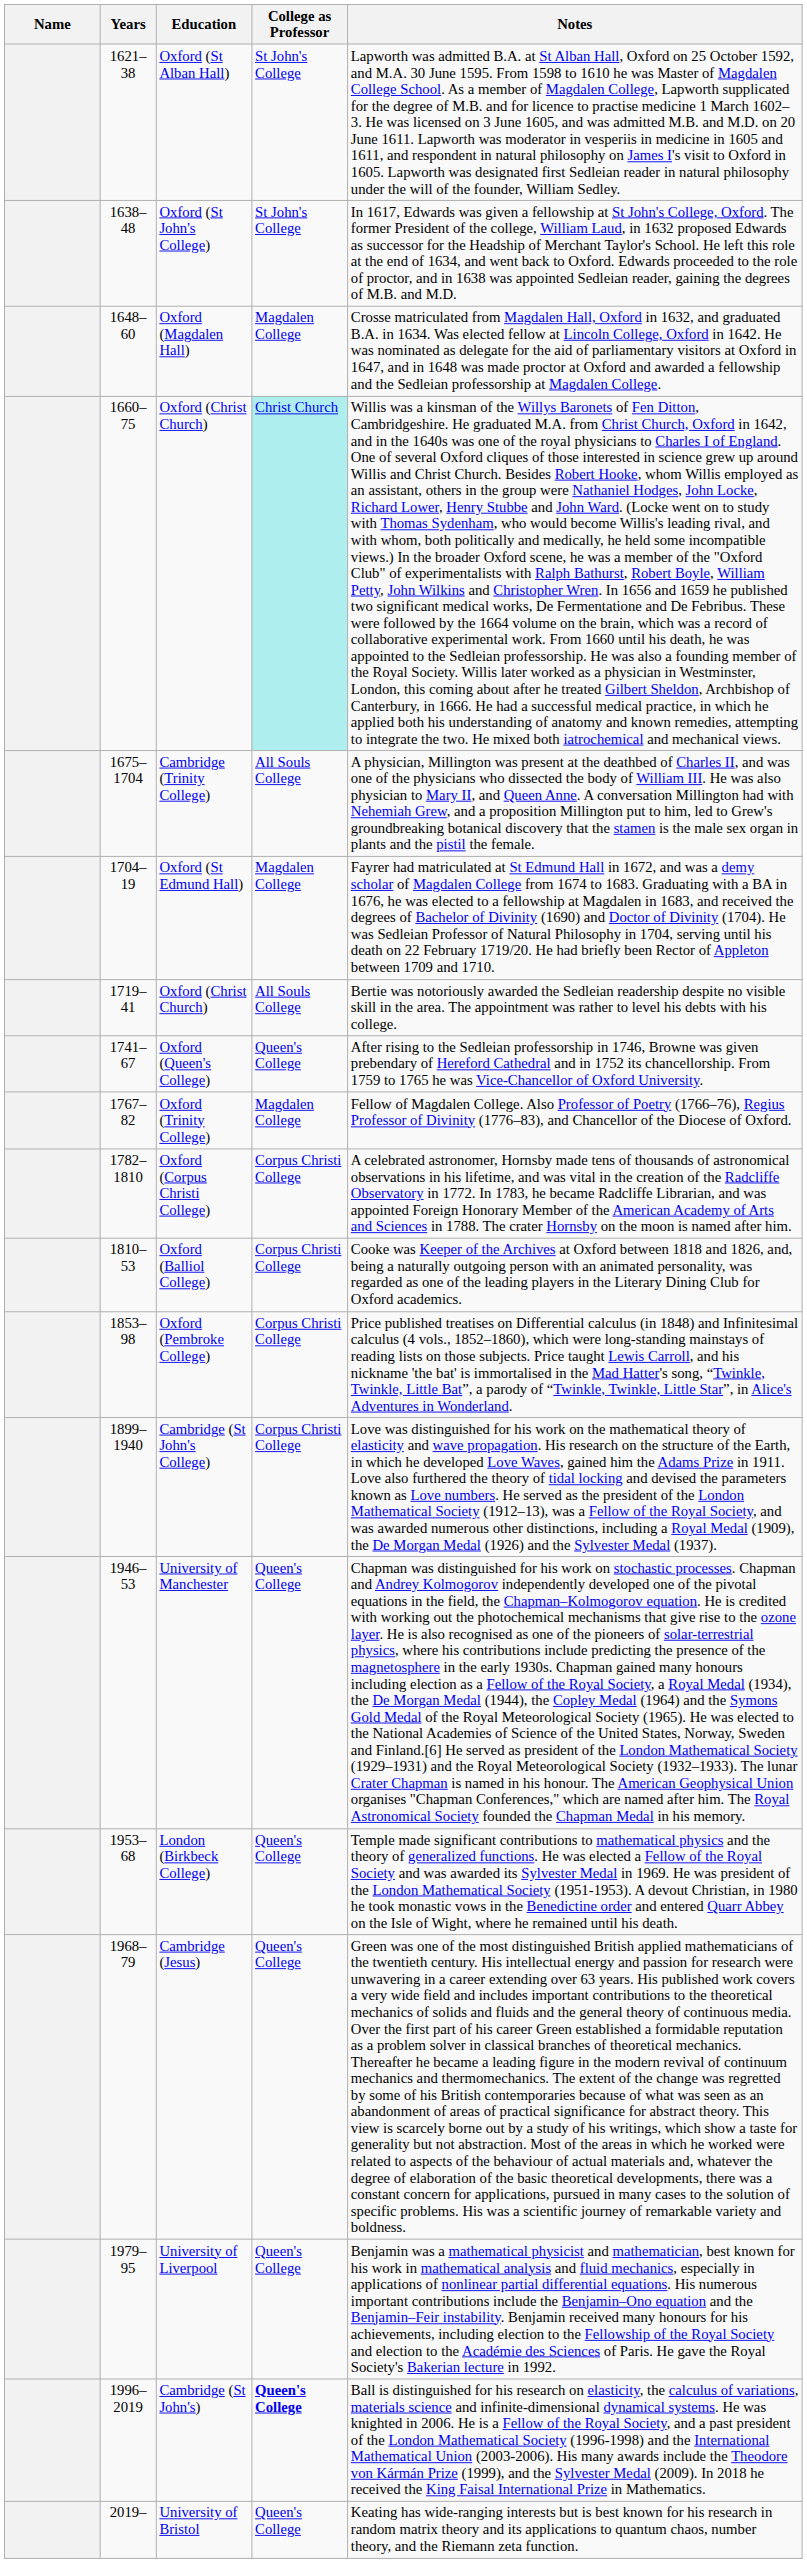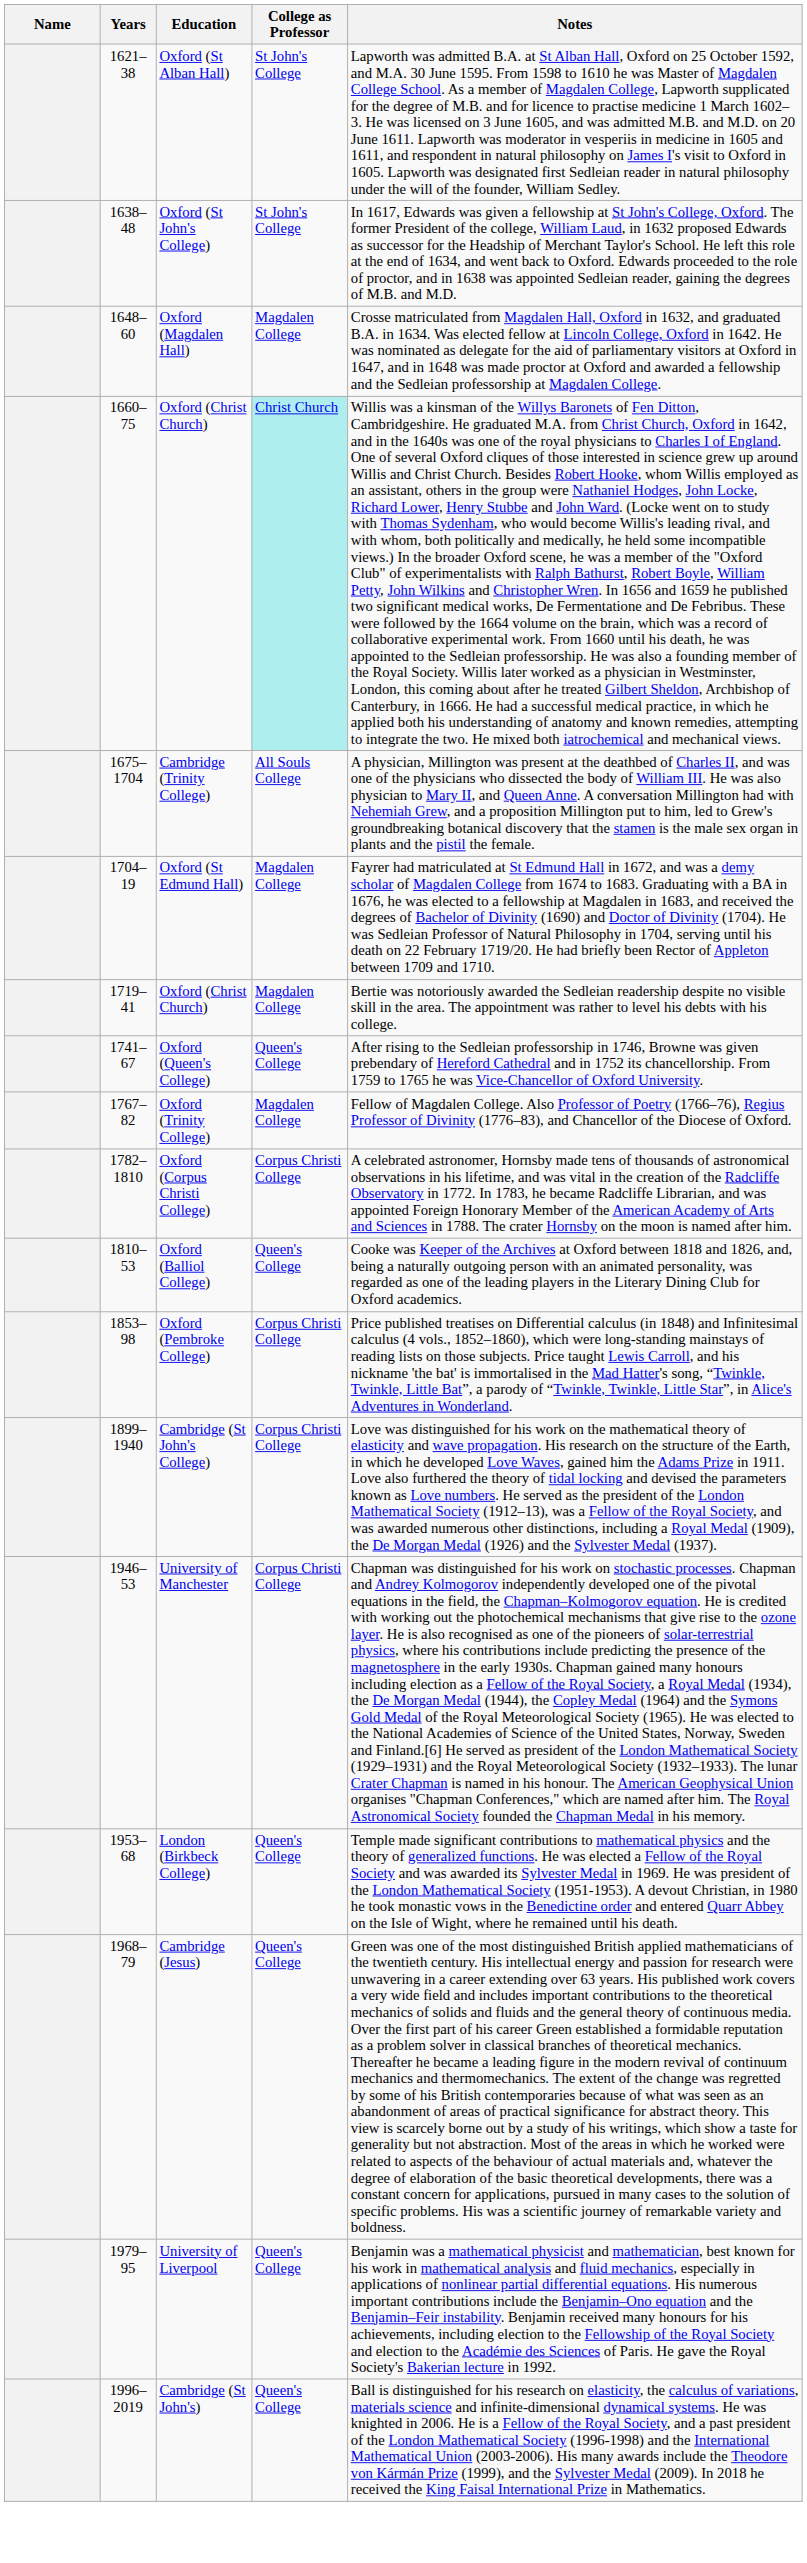(283, 999) All Souls College -> (285, 999) Magdalen College
(298, 1258) Corpus Christi College -> (279, 1258) Queen's College
(279, 1576) Queen's College -> (298, 1576) Corpus Christi College
(280, 2398) bold -> (279, 2398) normal
- row: (128, 2513)
